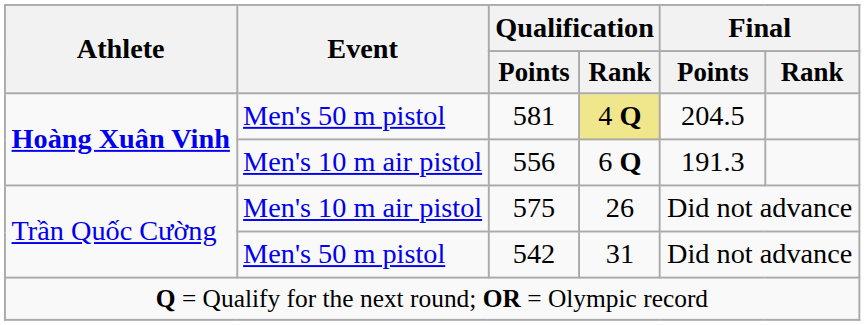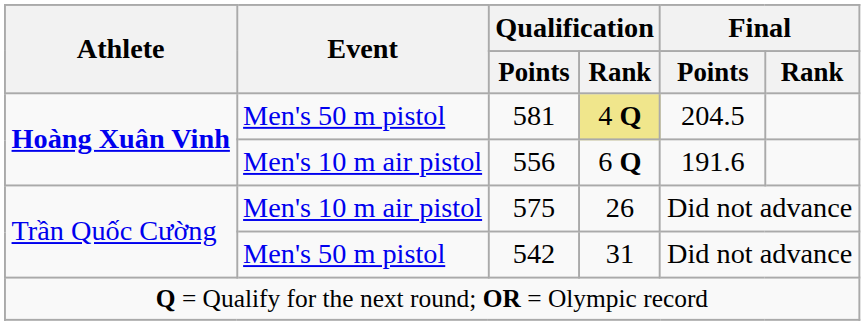(713, 162) 191.3 -> (713, 162) 191.6
